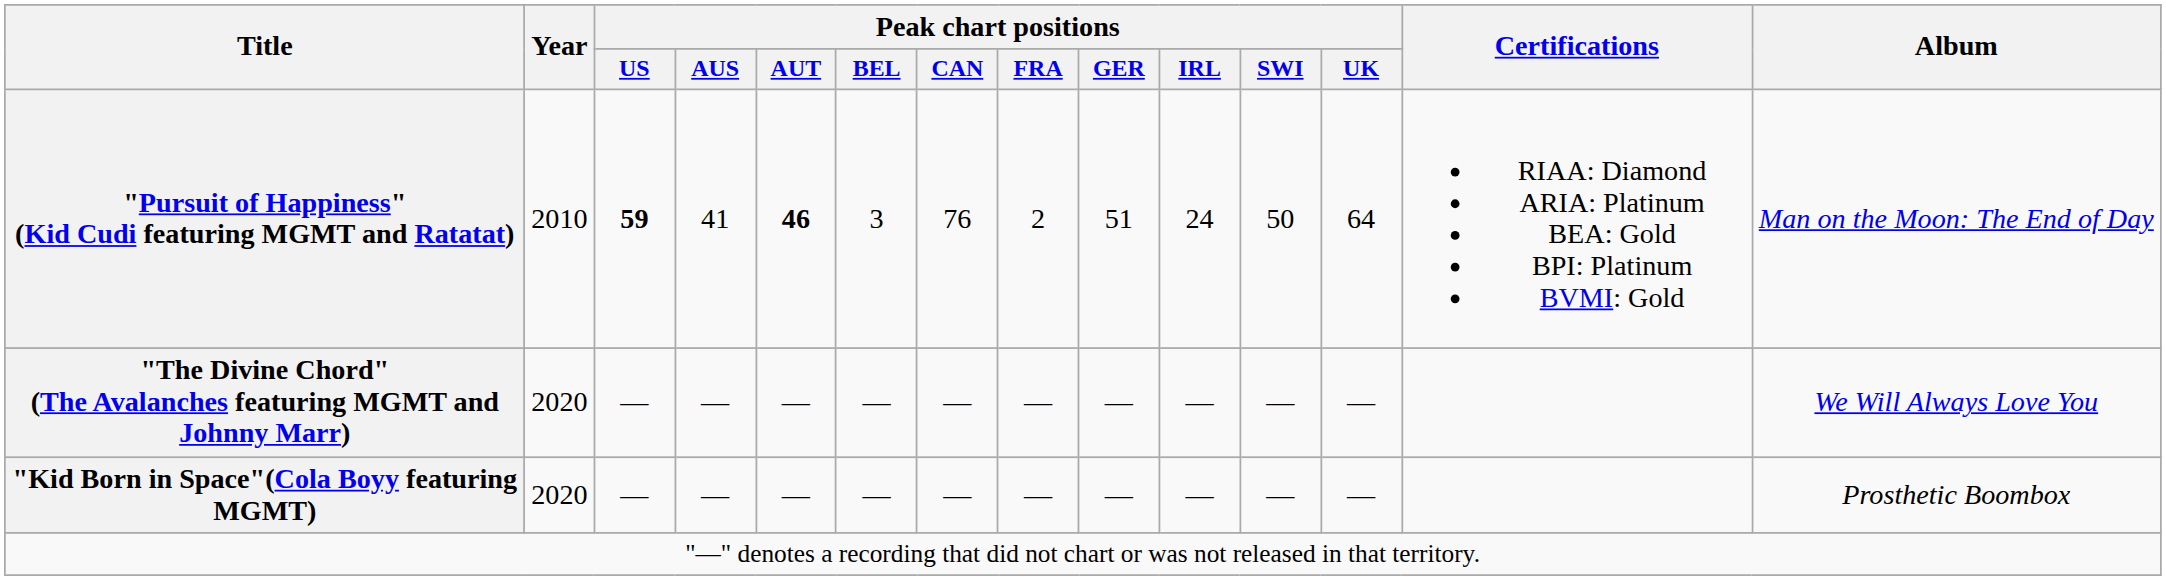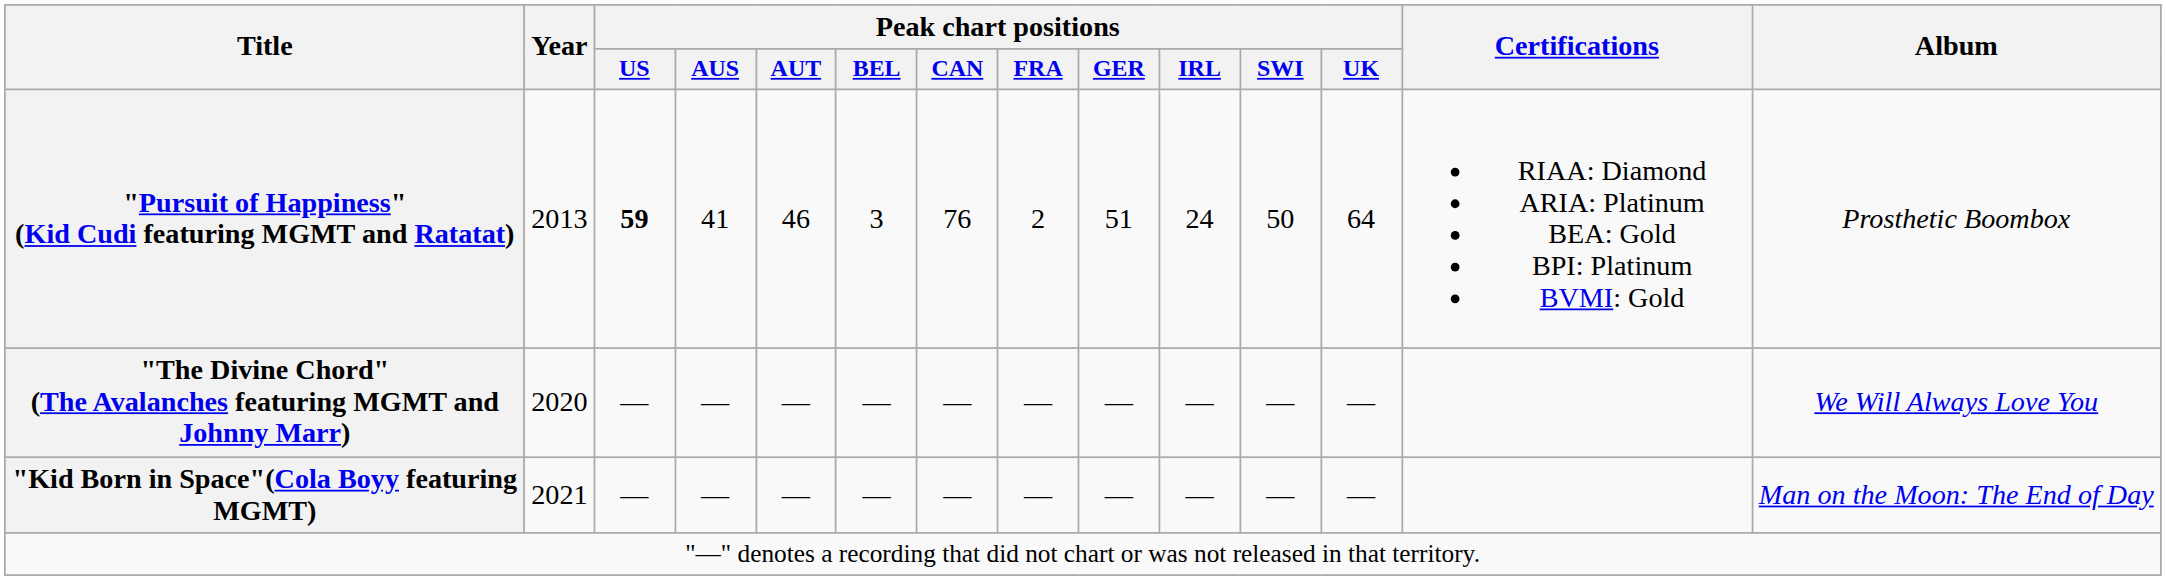(559, 218) 2010 -> (559, 218) 2013
(796, 218) bold -> (796, 218) normal
(1956, 218) Man on the Moon: The End of Day -> (1956, 218) Prosthetic Boombox
(559, 494) 2020 -> (559, 494) 2021
(1956, 494) Prosthetic Boombox -> (1956, 494) Man on the Moon: The End of Day
